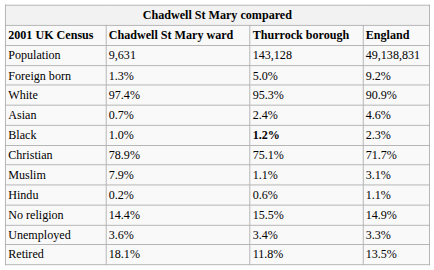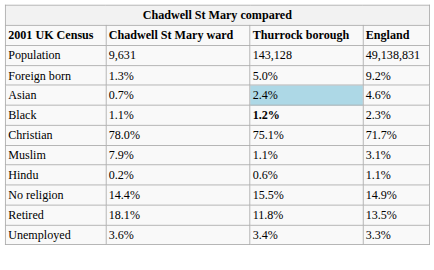- row: (23, 95)
(265, 115) no background -> (265, 95) lightblue background
(121, 135) 1.0% -> (121, 115) 1.1%
(124, 155) 78.9% -> (124, 135) 78.0%
rows swapped: (39, 235) <-> (26, 254)
